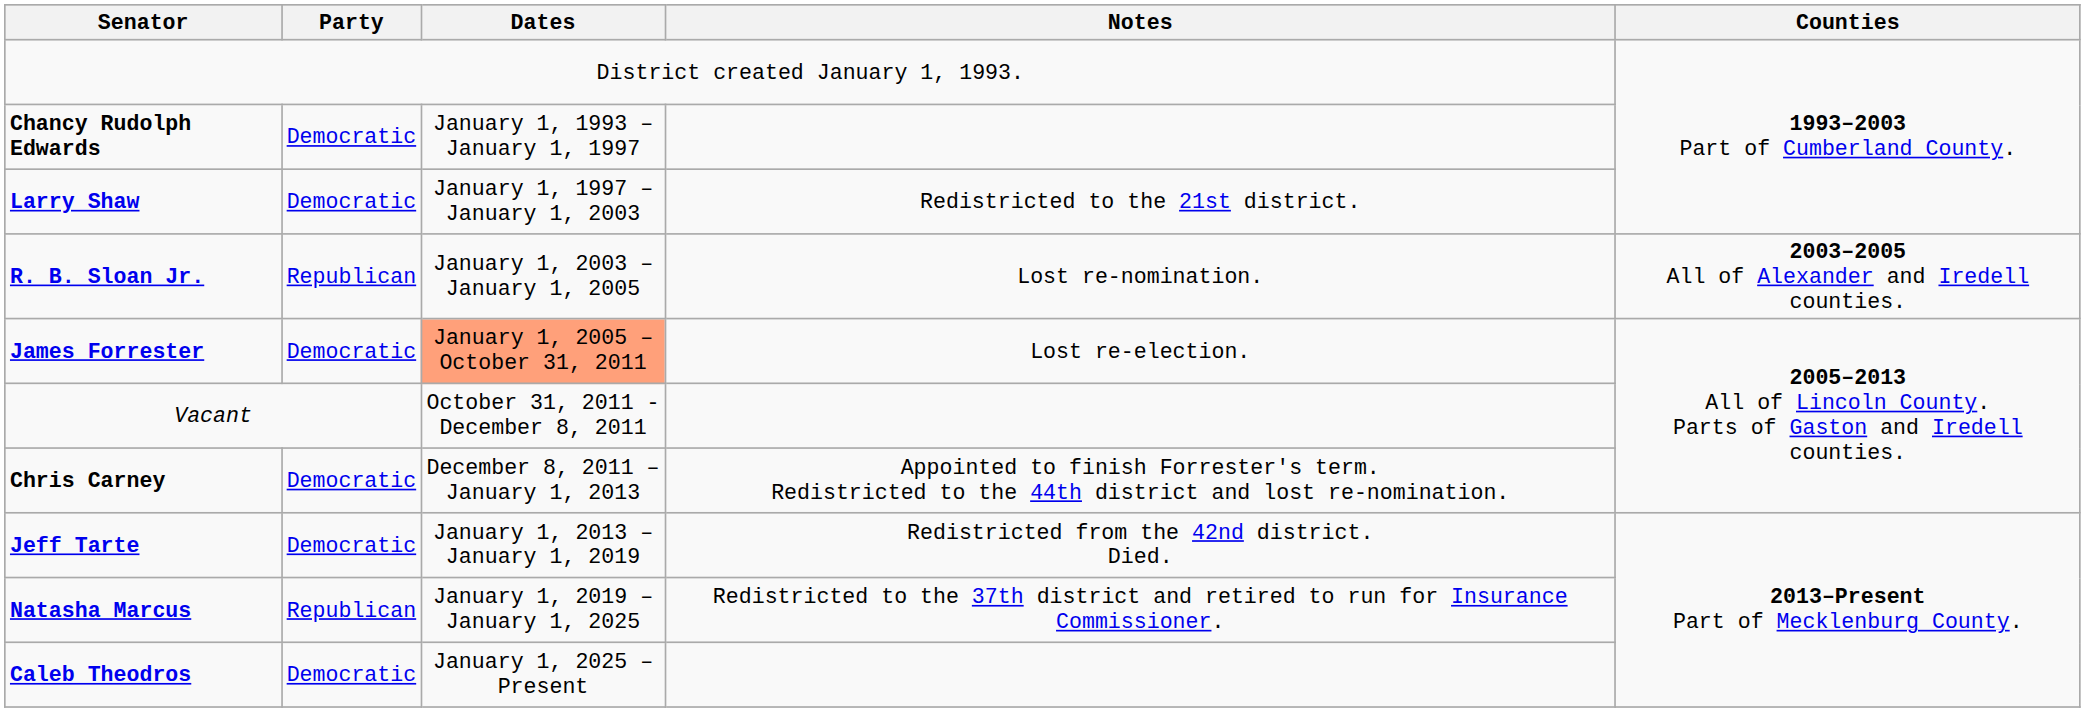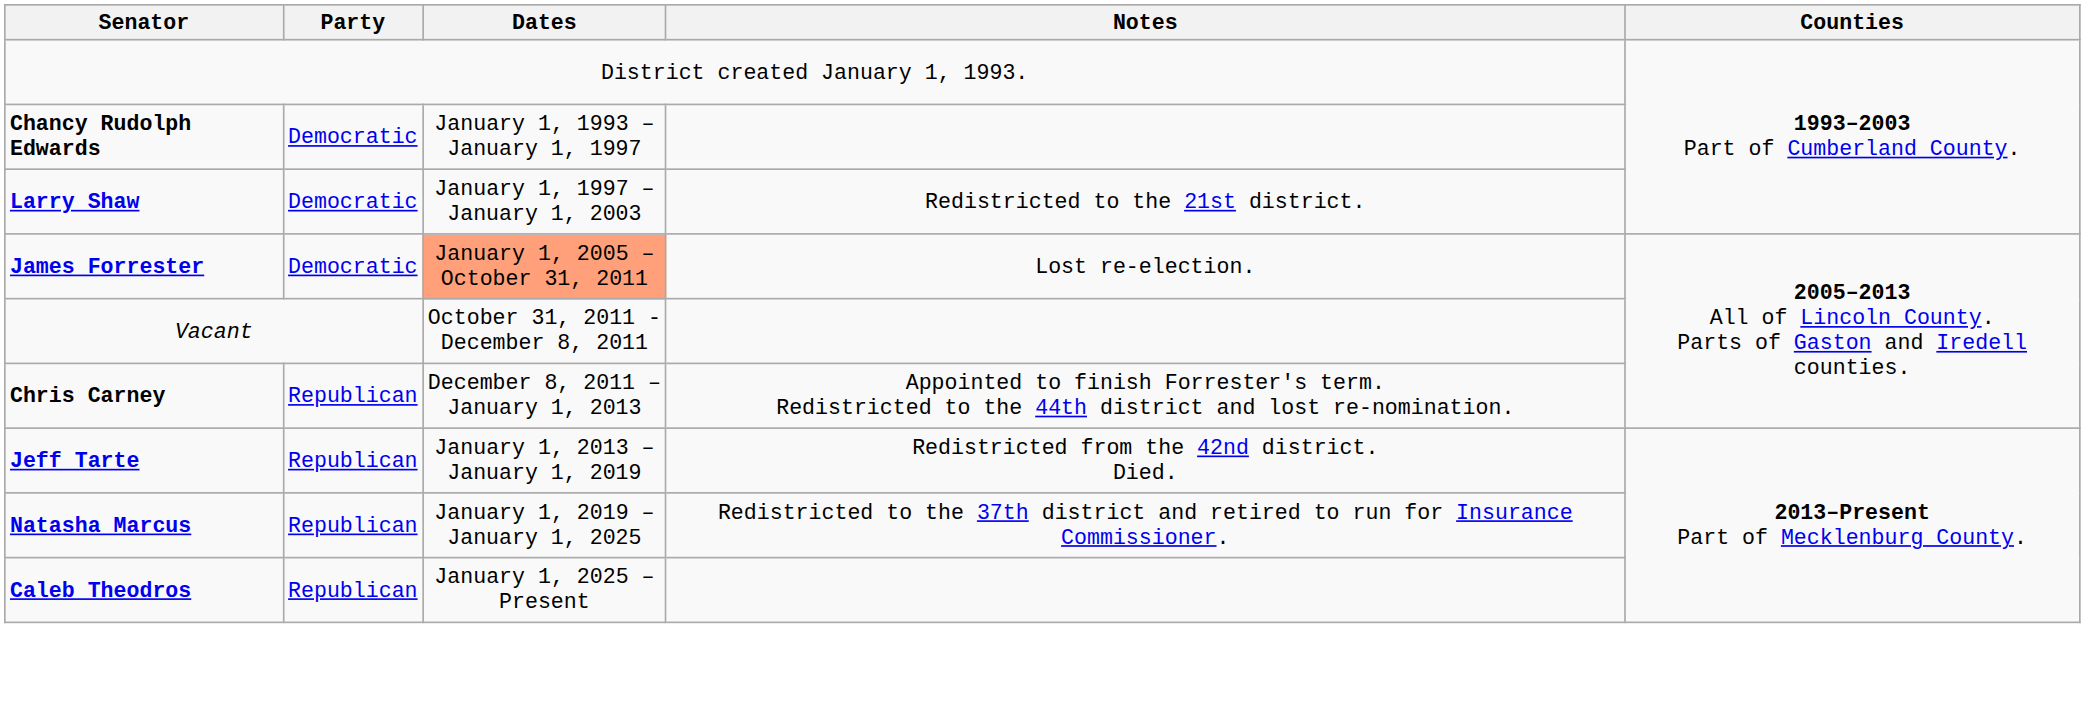- row: (107, 277)
(351, 481) Democratic -> (353, 396) Republican
(351, 546) Democratic -> (353, 461) Republican
(351, 675) Democratic -> (353, 590) Republican
